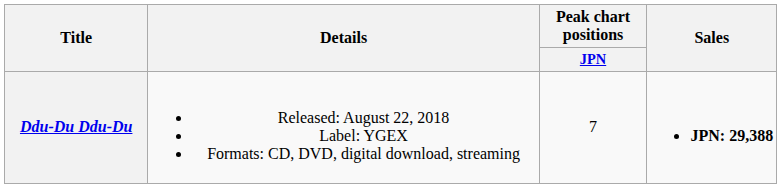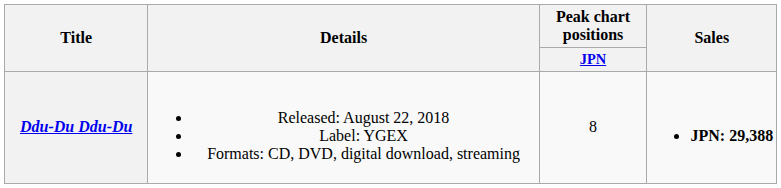(593, 127) 7 -> (593, 127) 8
